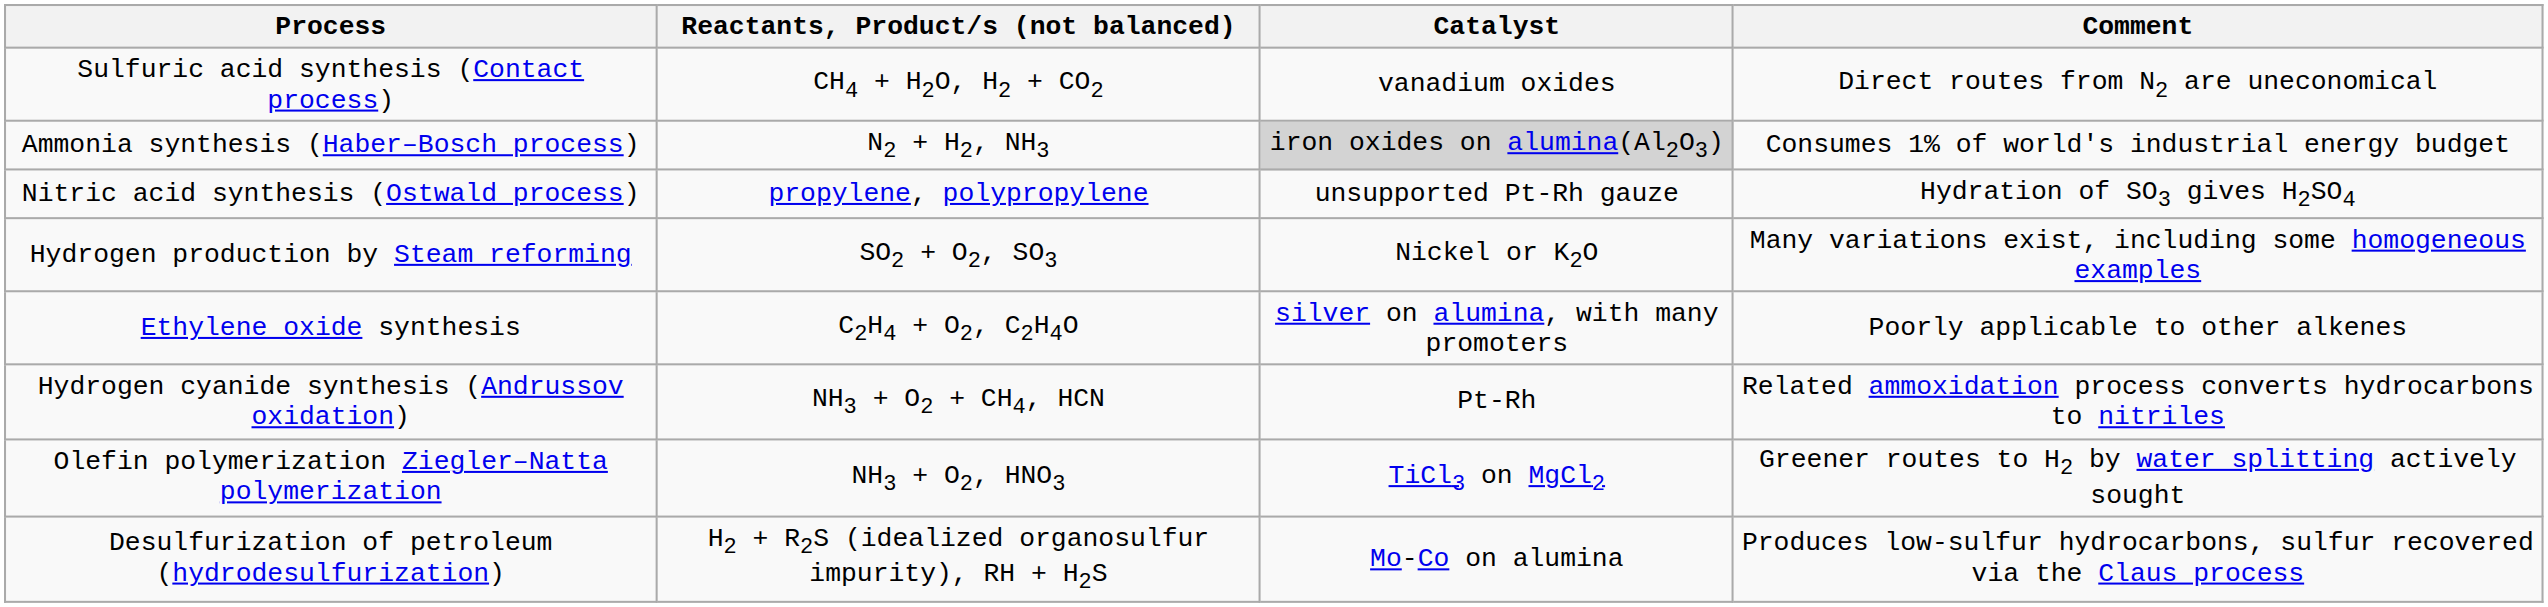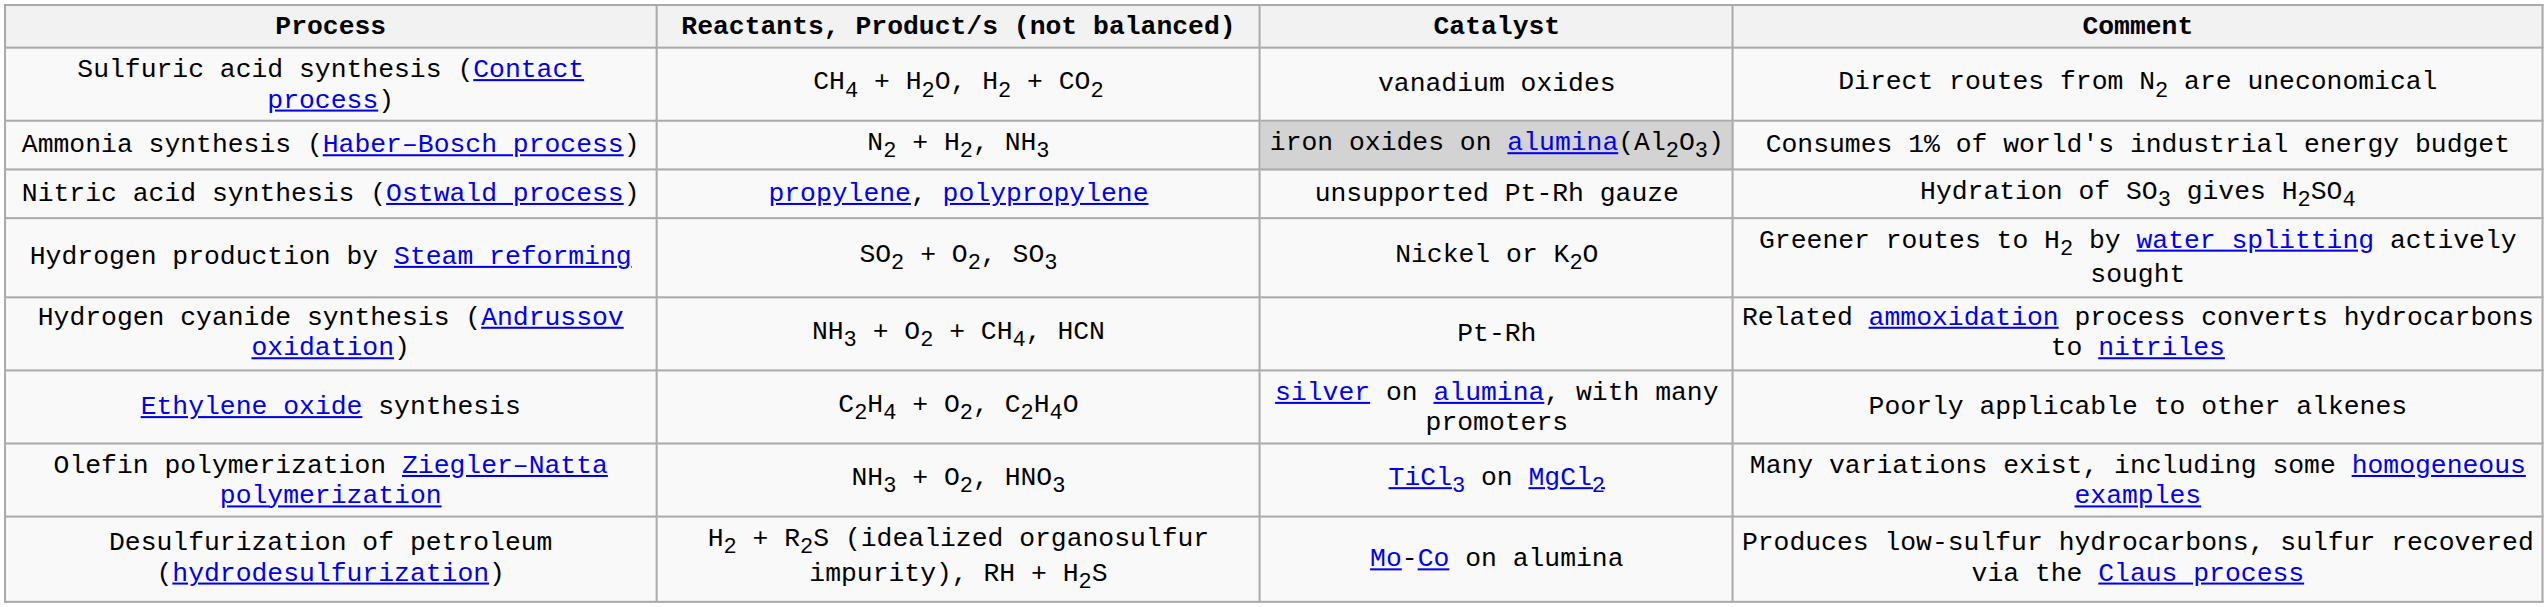(2138, 255) Many variations exist, including some homogeneous examples -> (2138, 257) Greener routes to H2 by water splitting actively sought
rows swapped: (331, 328) <-> (331, 402)
(2138, 478) Greener routes to H2 by water splitting actively sought -> (2138, 480) Many variations exist, including some homogeneous examples
